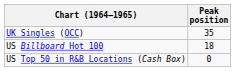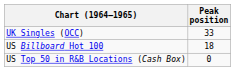(209, 33) 35 -> (209, 33) 33
